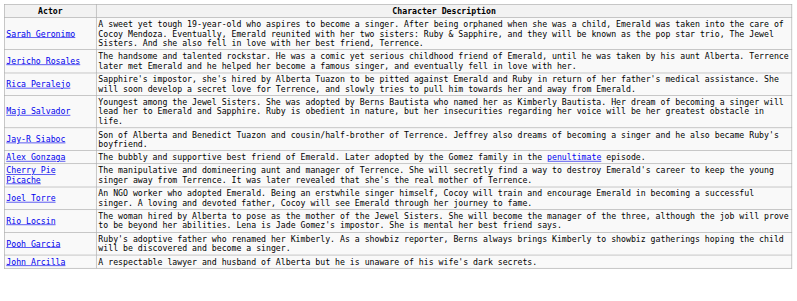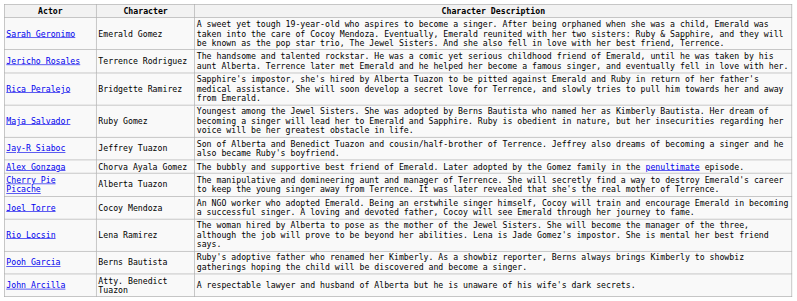+ column: (146, 11)
